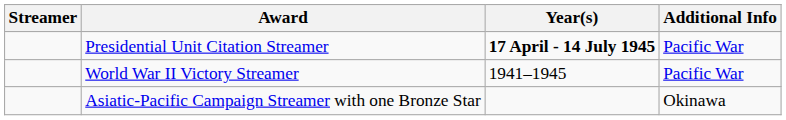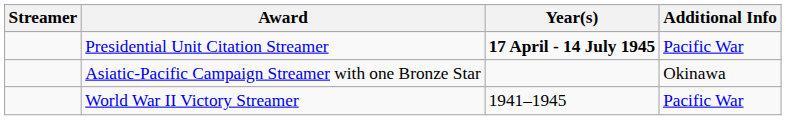rows swapped: (283, 100) <-> (192, 73)
